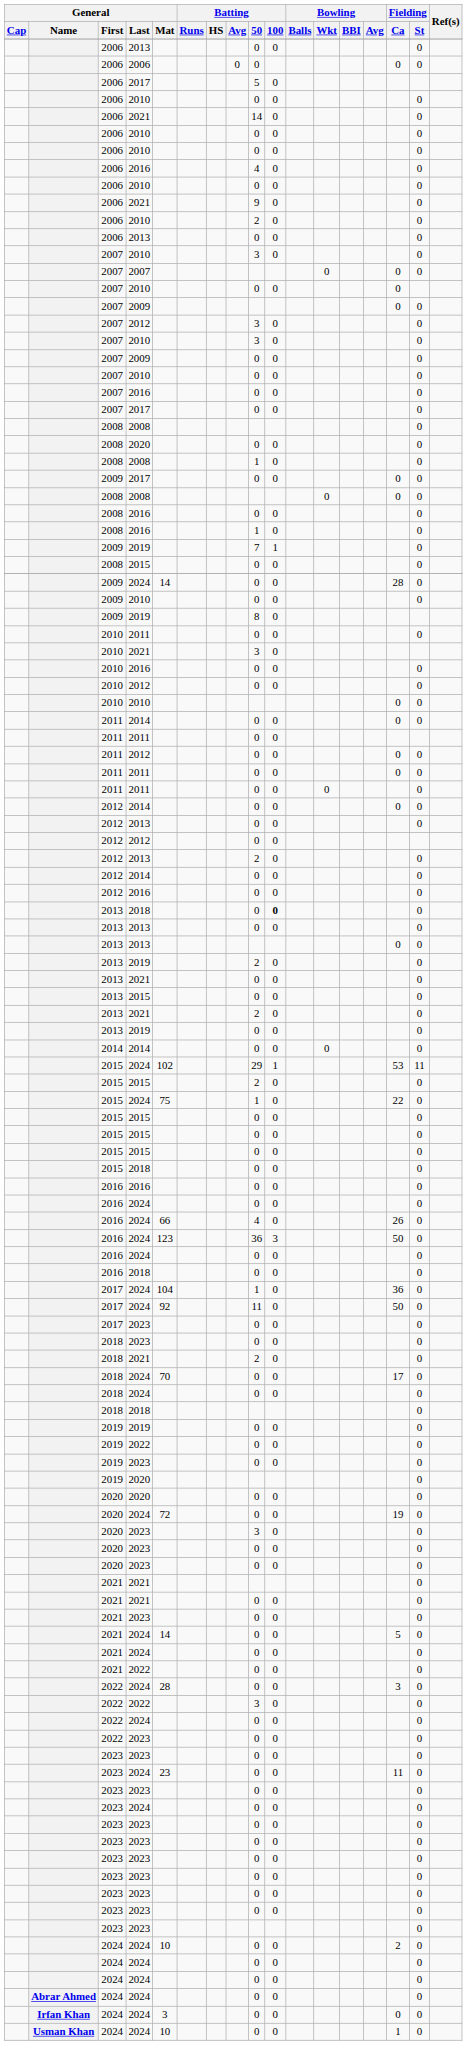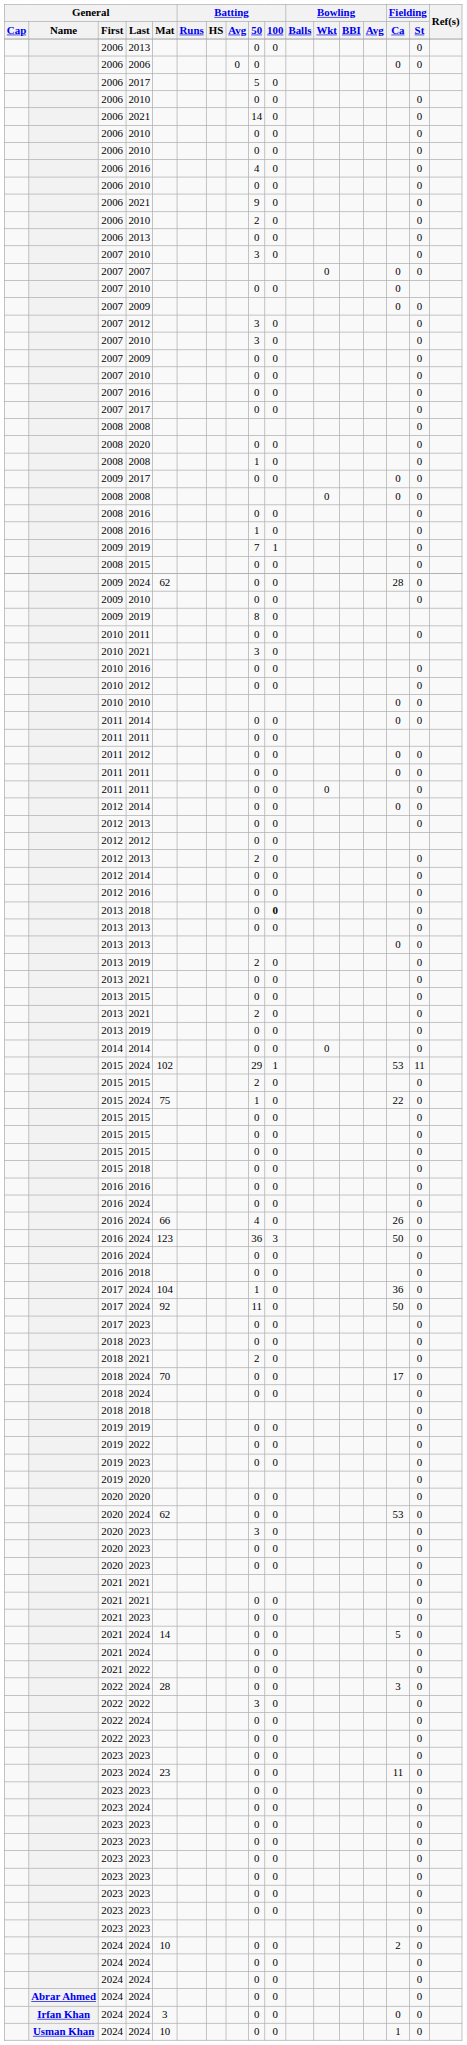(165, 582) 14 -> (165, 582) 62
(165, 1514) 72 -> (165, 1514) 62
(398, 1514) 19 -> (398, 1514) 53
